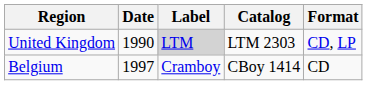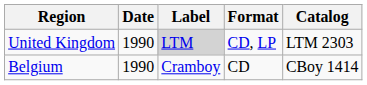columns swapped: (333, 17) <-> (264, 17)
(138, 67) 1997 -> (138, 67) 1990
